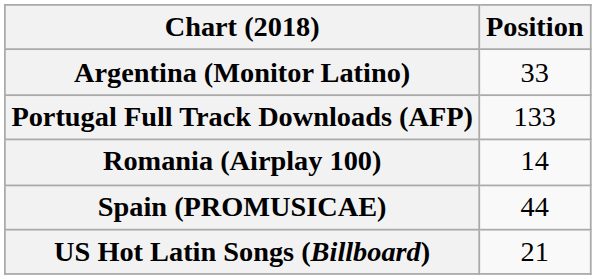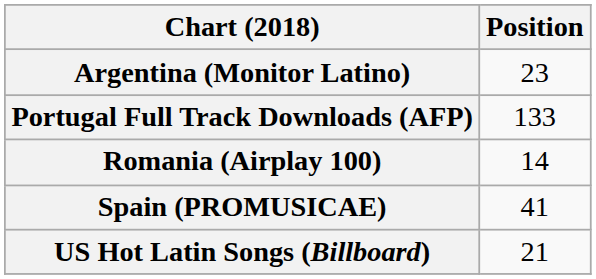(535, 71) 33 -> (535, 71) 23
(535, 206) 44 -> (535, 206) 41
